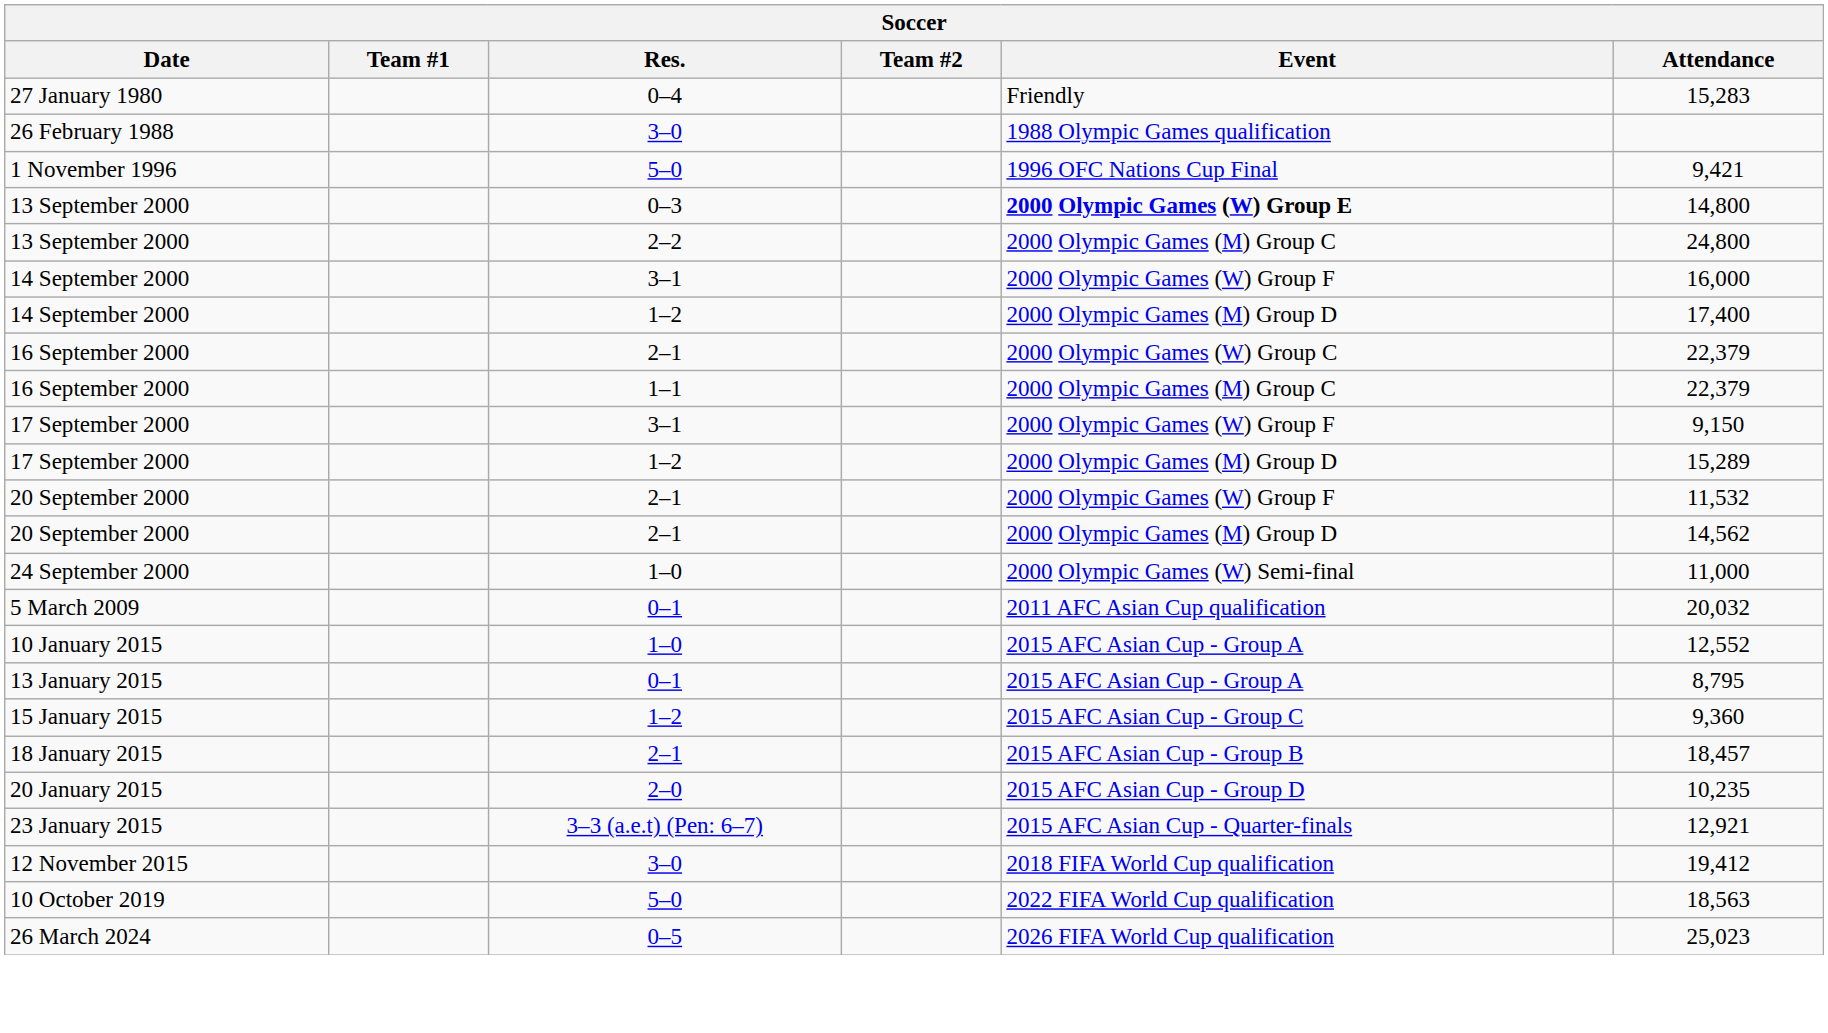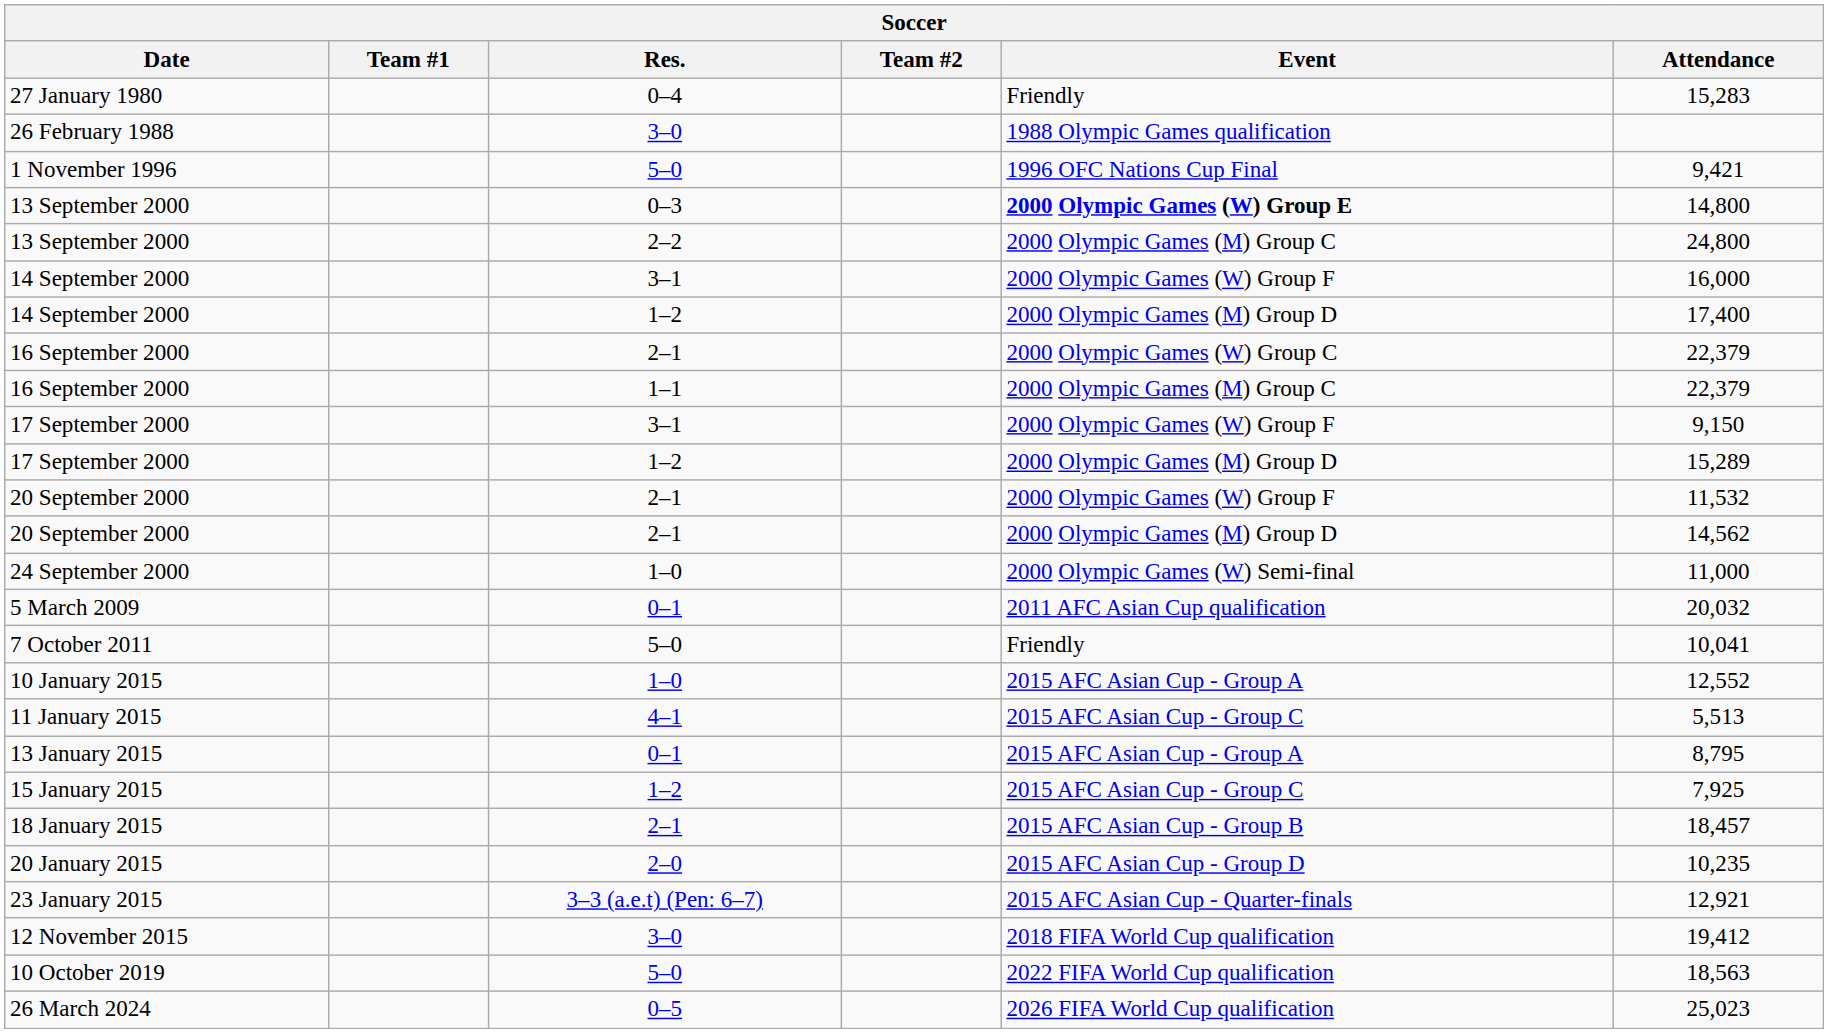+ row: (81, 643)
+ row: (86, 717)
(1718, 717) 9,360 -> (1718, 790) 7,925
